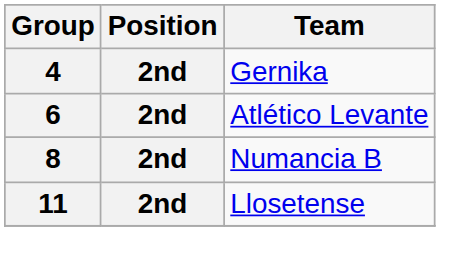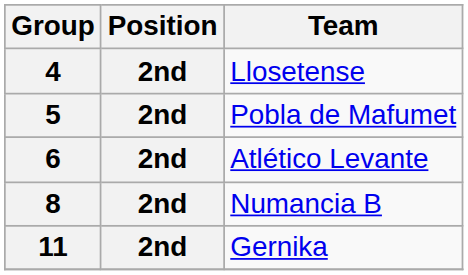(279, 70) Gernika -> (298, 70) Llosetense
+ row: (53, 114)
(298, 203) Llosetense -> (279, 247) Gernika
